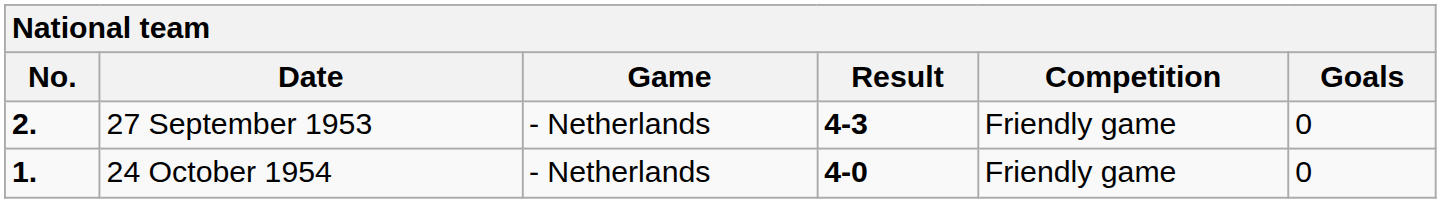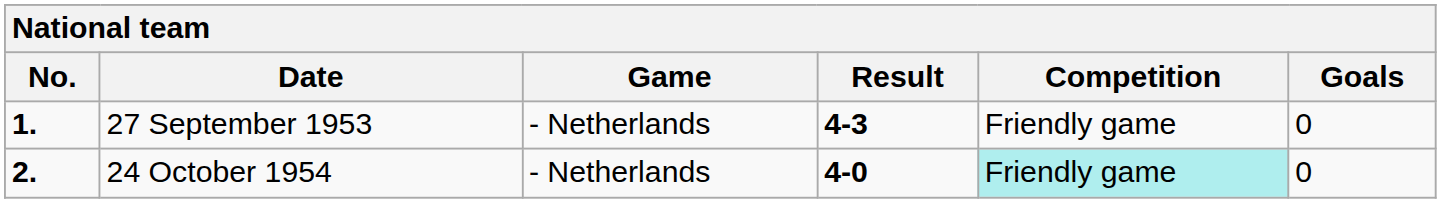(25, 124) 2. -> (25, 124) 1.
(25, 172) 1. -> (25, 172) 2.
(1081, 172) no background -> (1081, 172) paleturquoise background
